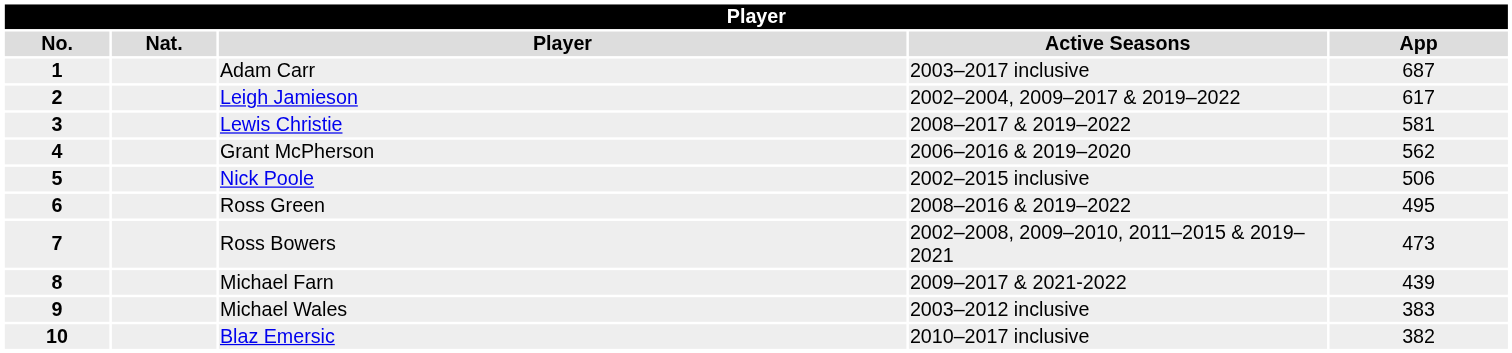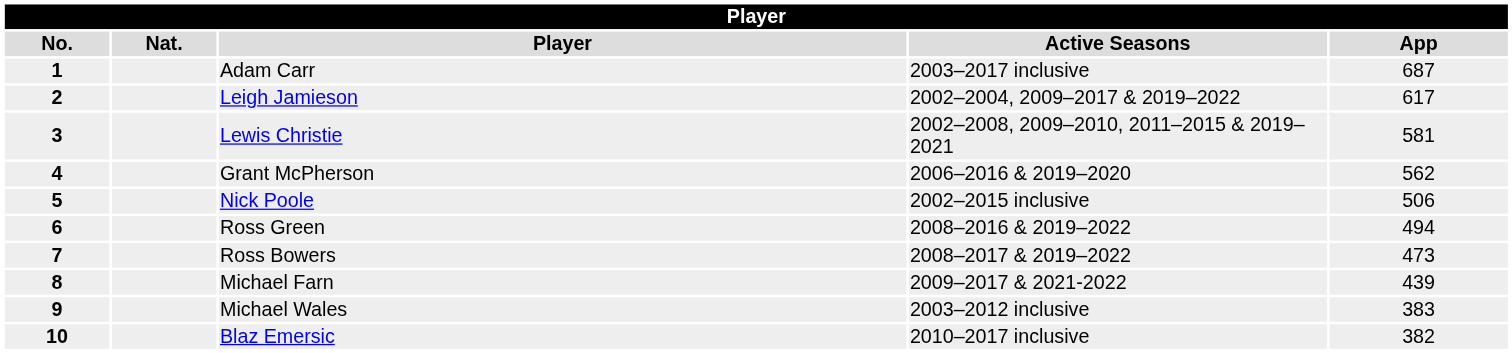(1020, 124) 2008–2017 & 2019–2022 -> (1107, 135) 2002–2008, 2009–2010, 2011–2015 & 2019–2021
(1419, 206) 495 -> (1419, 228) 494
(1107, 244) 2002–2008, 2009–2010, 2011–2015 & 2019–2021 -> (1020, 255) 2008–2017 & 2019–2022
